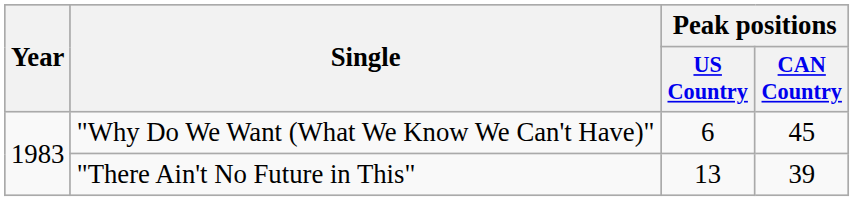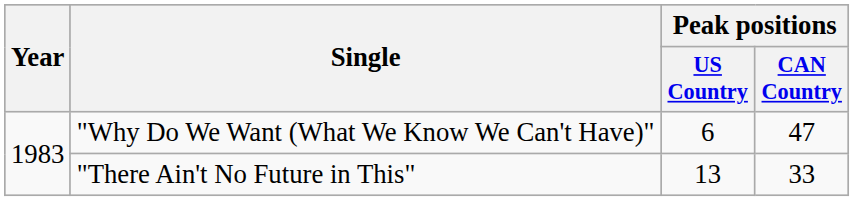(802, 132) 45 -> (802, 132) 47
(802, 174) 39 -> (802, 174) 33
